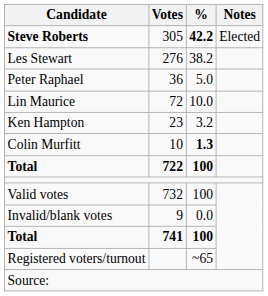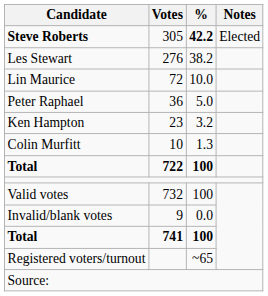rows swapped: (41, 101) <-> (46, 79)
(204, 144) bold -> (204, 144) normal
